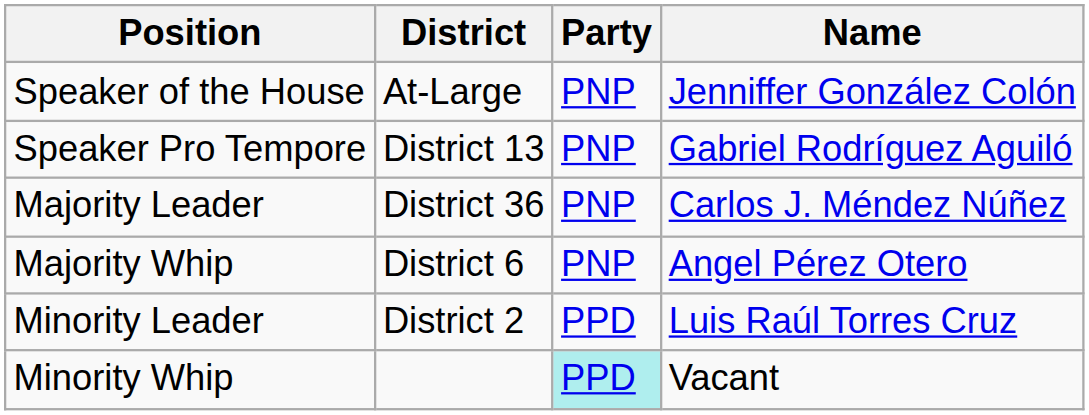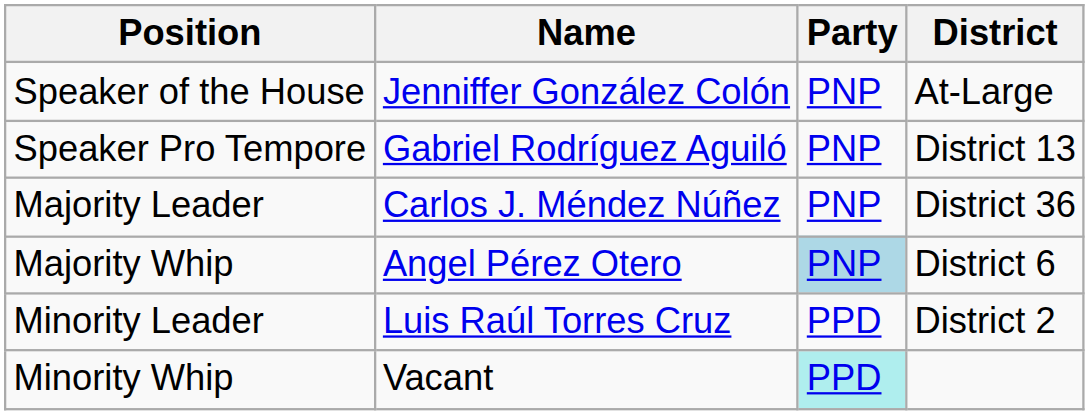columns swapped: (872, 33) <-> (464, 33)
(598, 263) no background -> (844, 263) lightblue background
